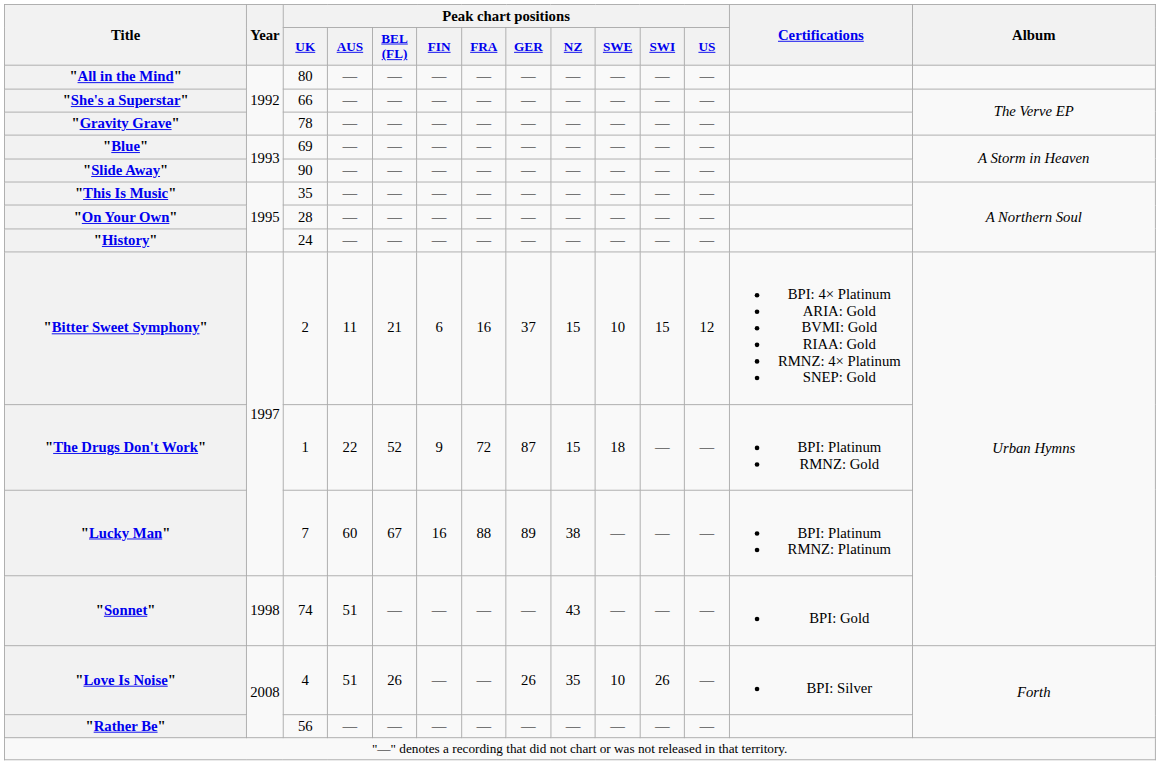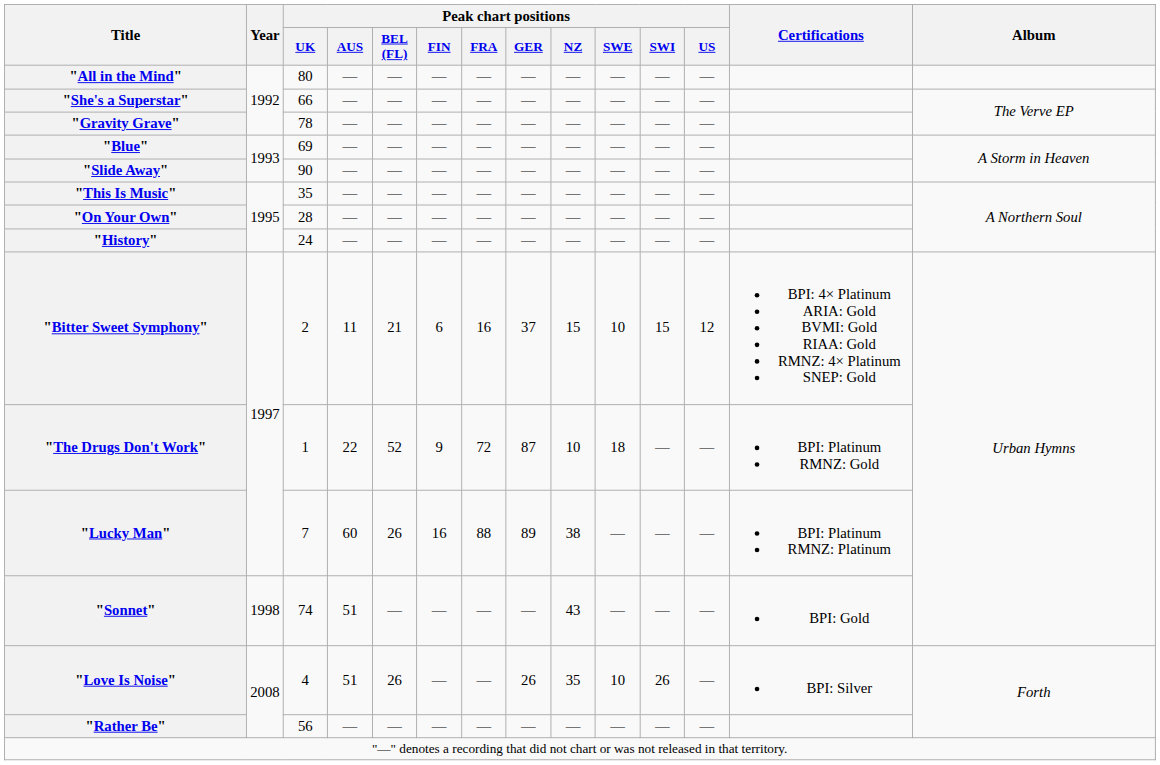(573, 447) 15 -> (573, 447) 10
(395, 533) 67 -> (395, 533) 26
